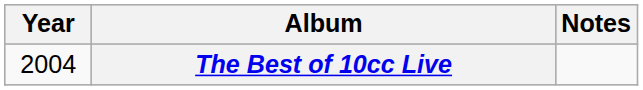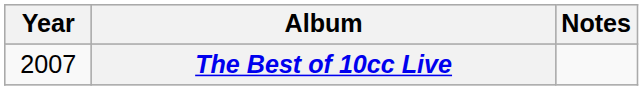(48, 64) 2004 -> (48, 64) 2007
